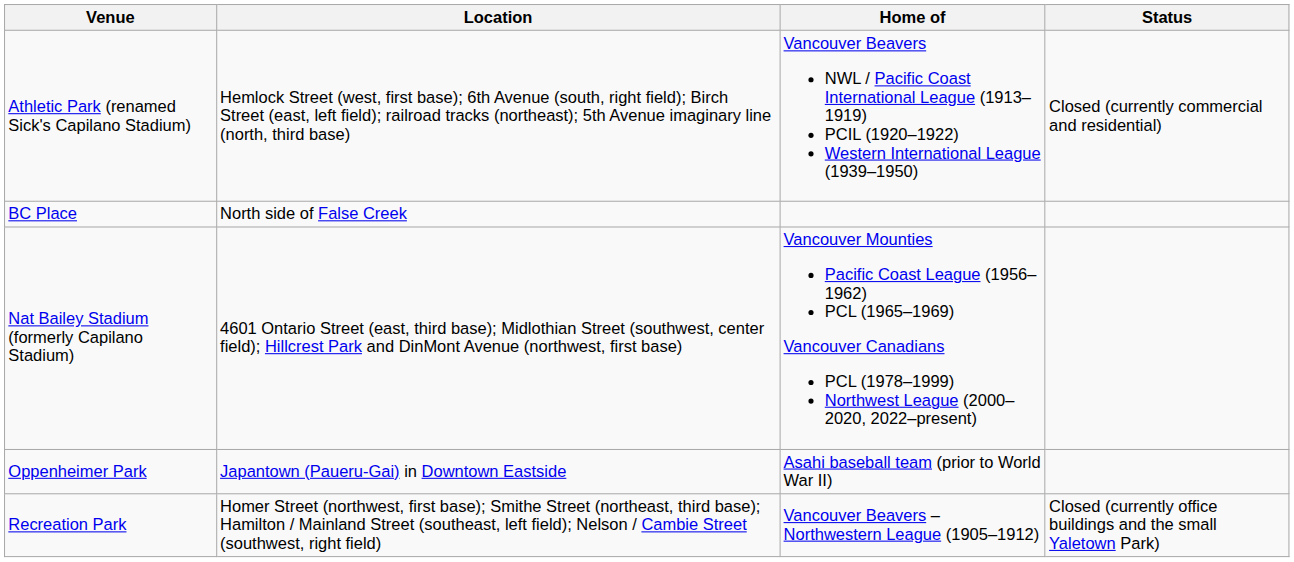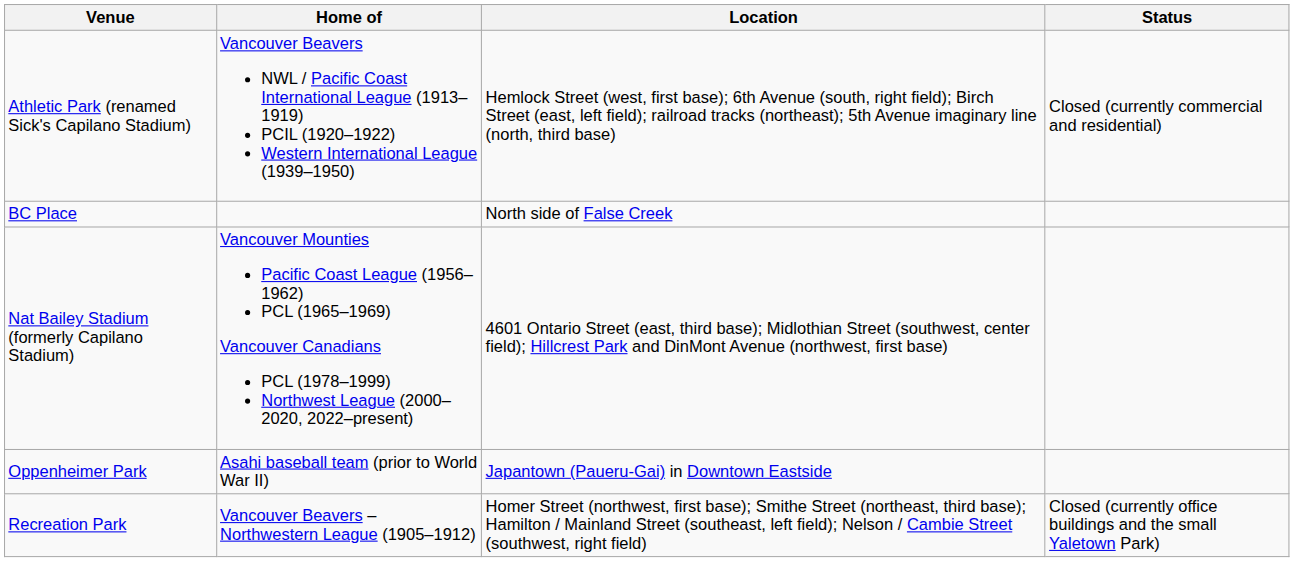columns swapped: (498, 17) <-> (913, 17)
